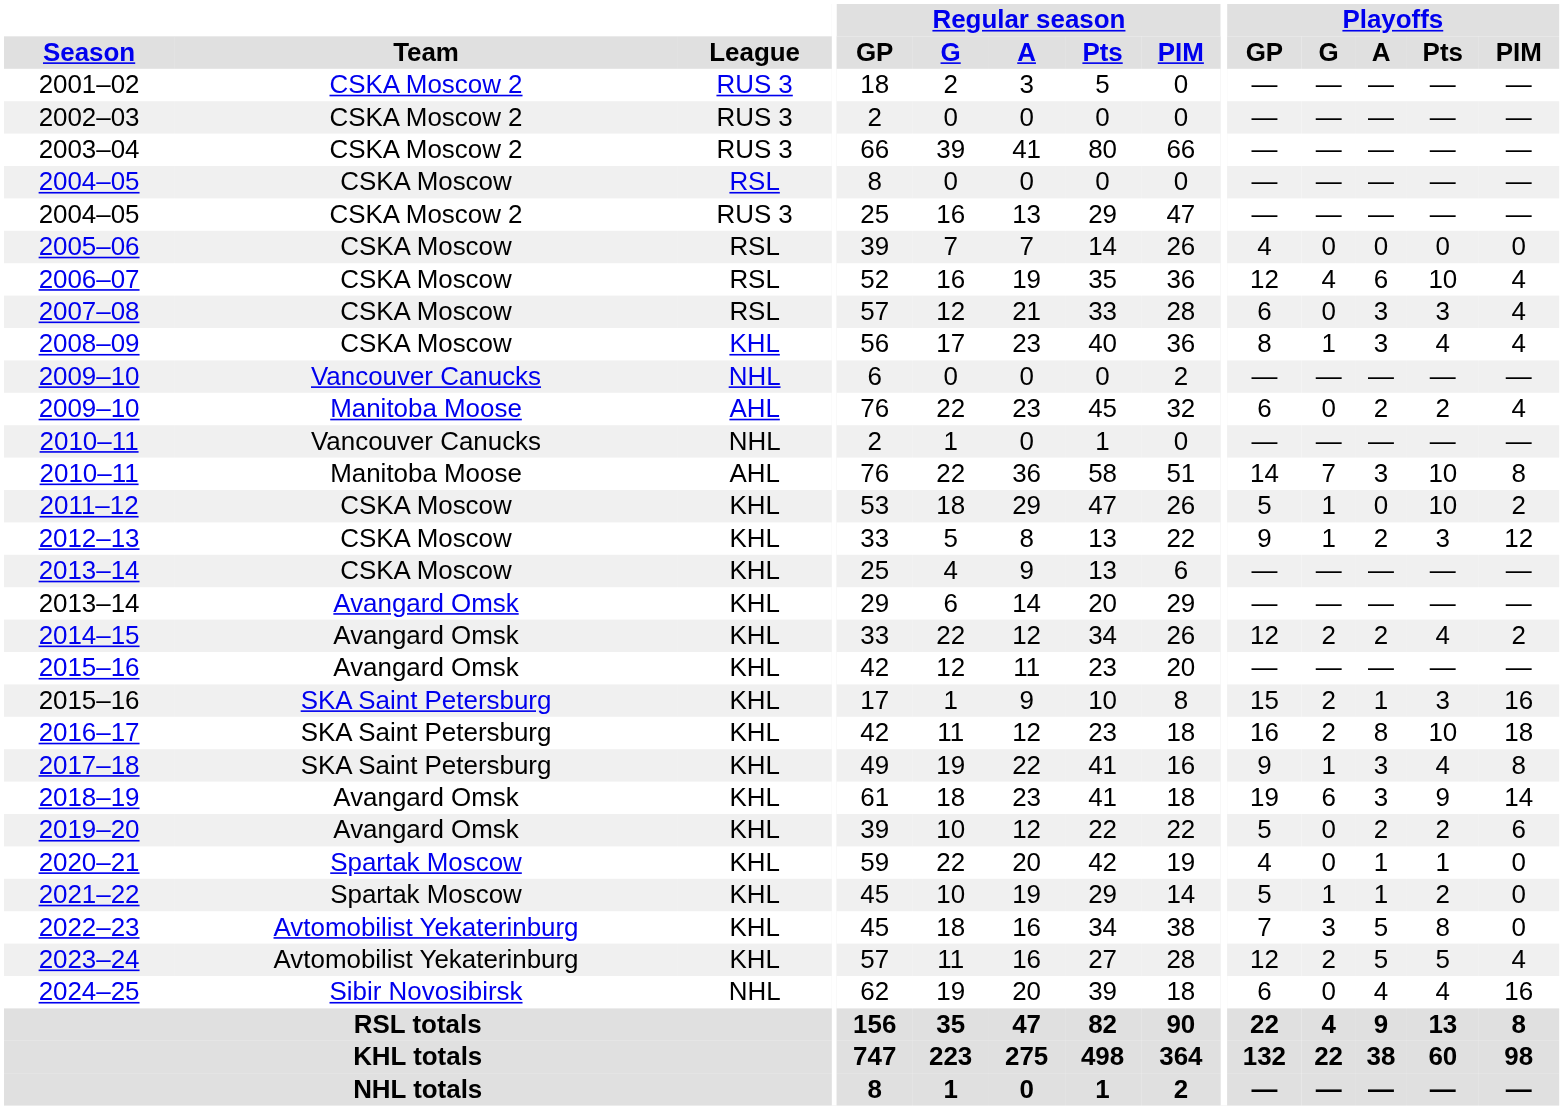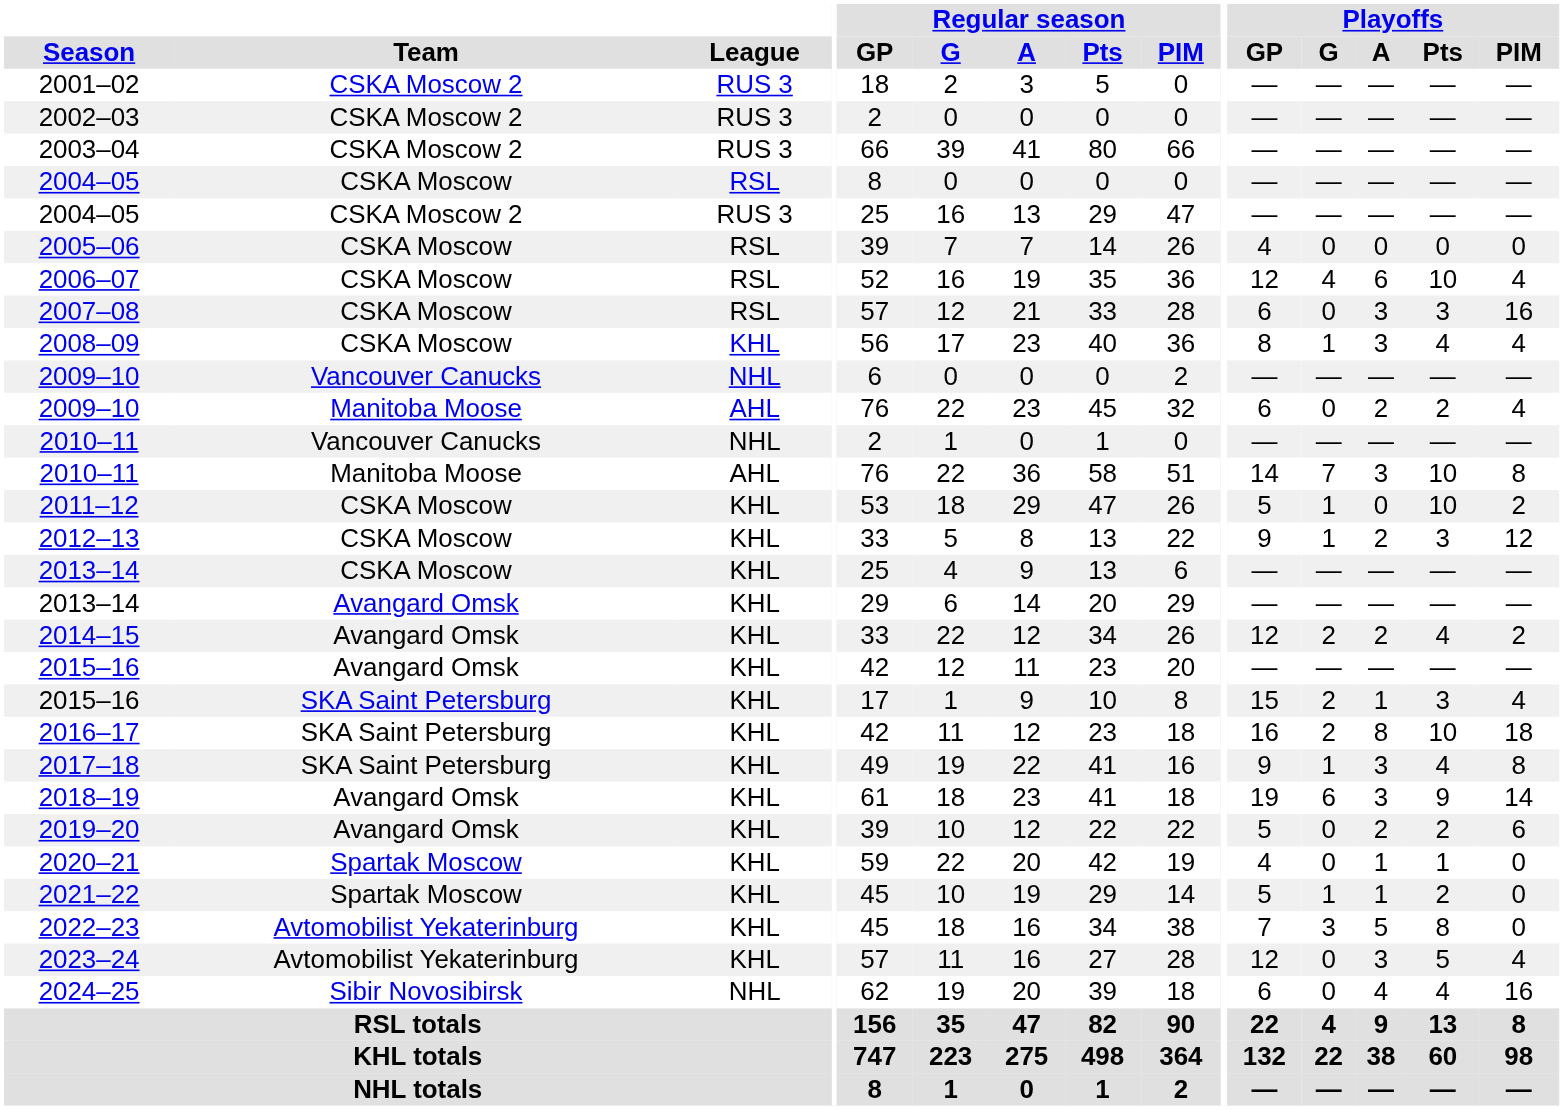(1519, 311) 4 -> (1519, 311) 16
(1519, 700) 16 -> (1519, 700) 4
(1329, 959) 2 -> (1329, 959) 0
(1381, 959) 5 -> (1381, 959) 3
